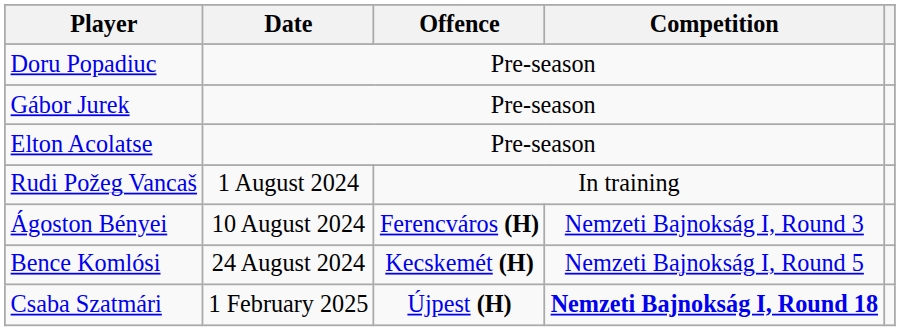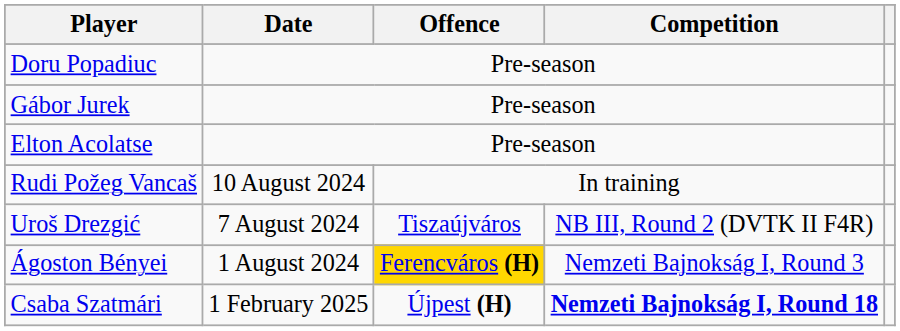(288, 183) 1 August 2024 -> (288, 183) 10 August 2024
+ row: (75, 223)
(288, 223) 10 August 2024 -> (288, 263) 1 August 2024
(460, 223) no background -> (460, 263) gold background
- row: (86, 263)
